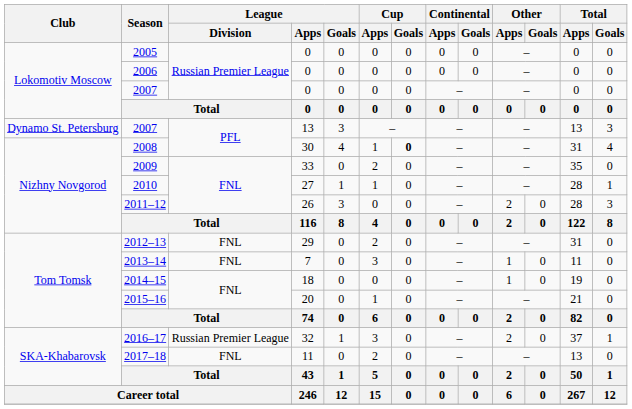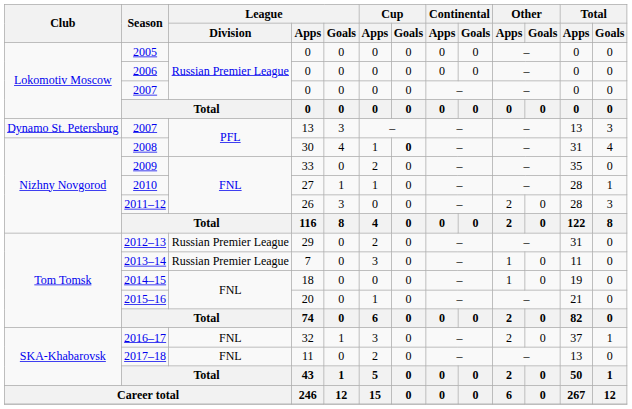(230, 242) FNL -> (230, 242) Russian Premier League
(230, 261) FNL -> (230, 261) Russian Premier League
(230, 337) Russian Premier League -> (230, 337) FNL
